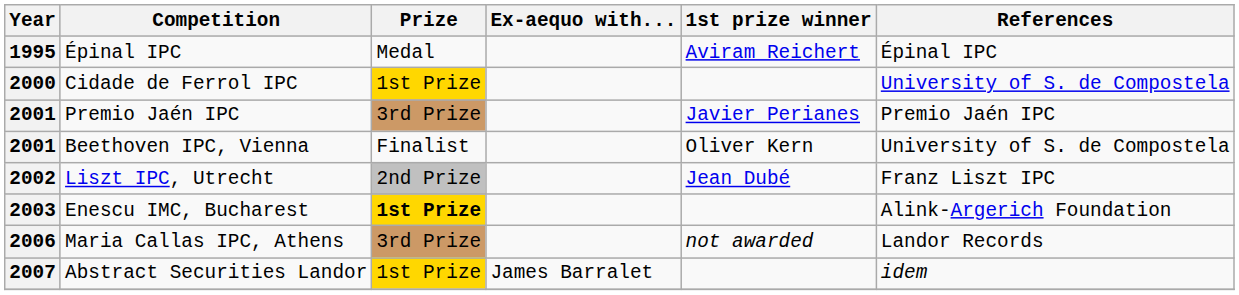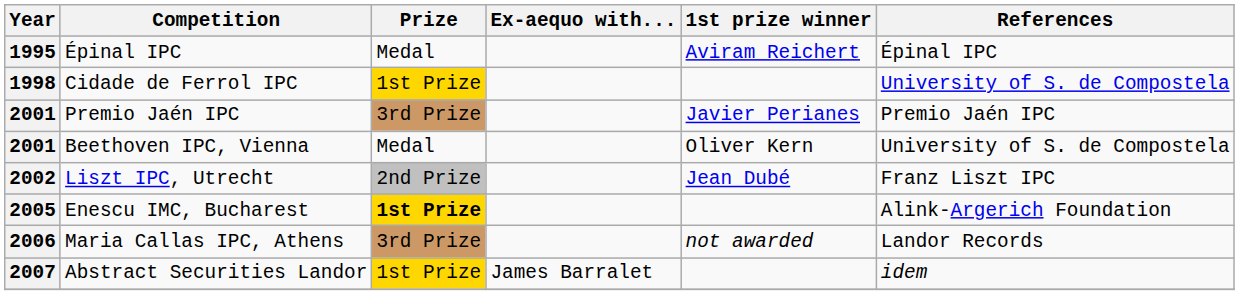(33, 84) 2000 -> (33, 84) 1998
(423, 147) Finalist -> (406, 147) Medal
(33, 210) 2003 -> (33, 210) 2005
